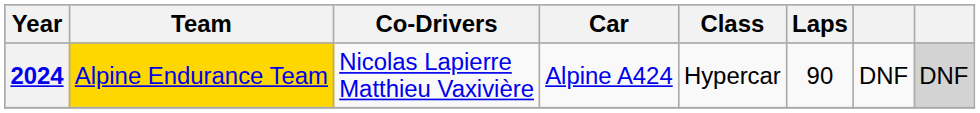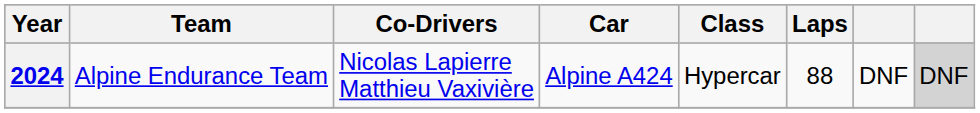(201, 75) gold background -> (201, 75) no background
(820, 75) 90 -> (820, 75) 88
